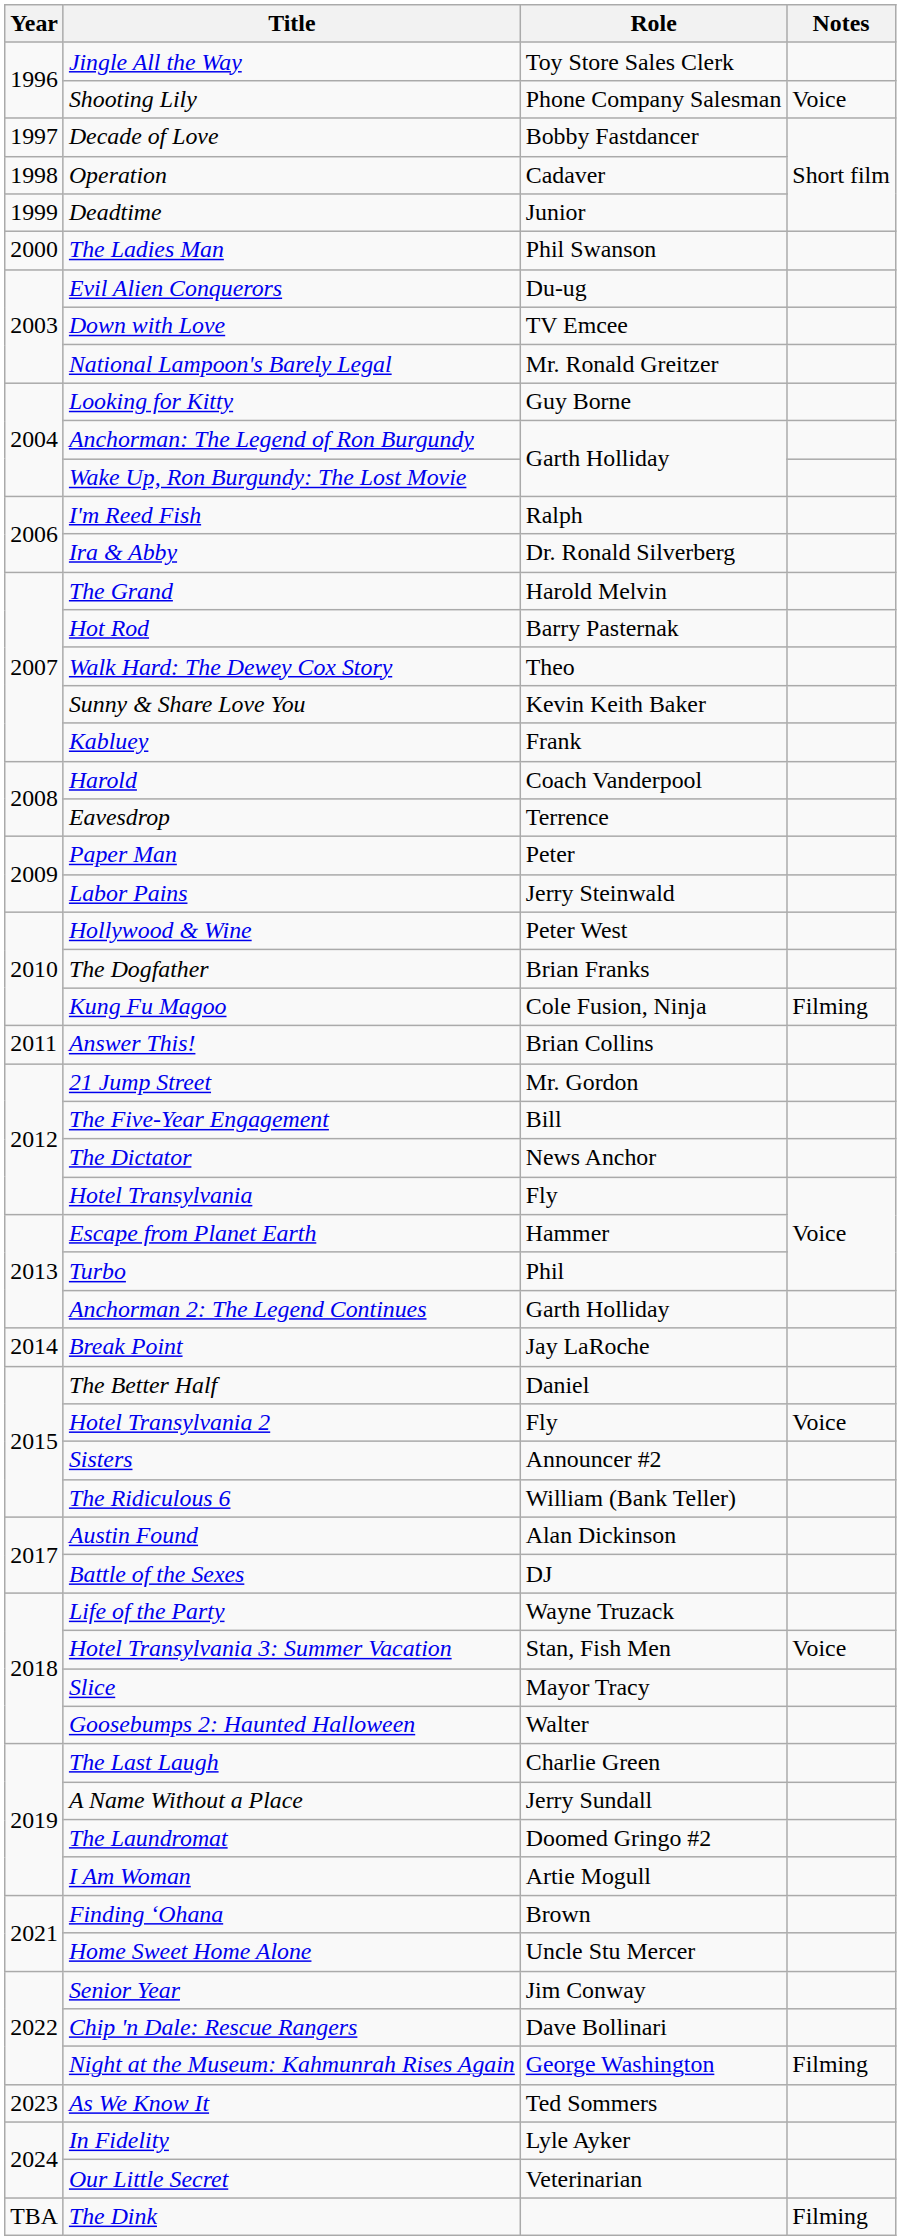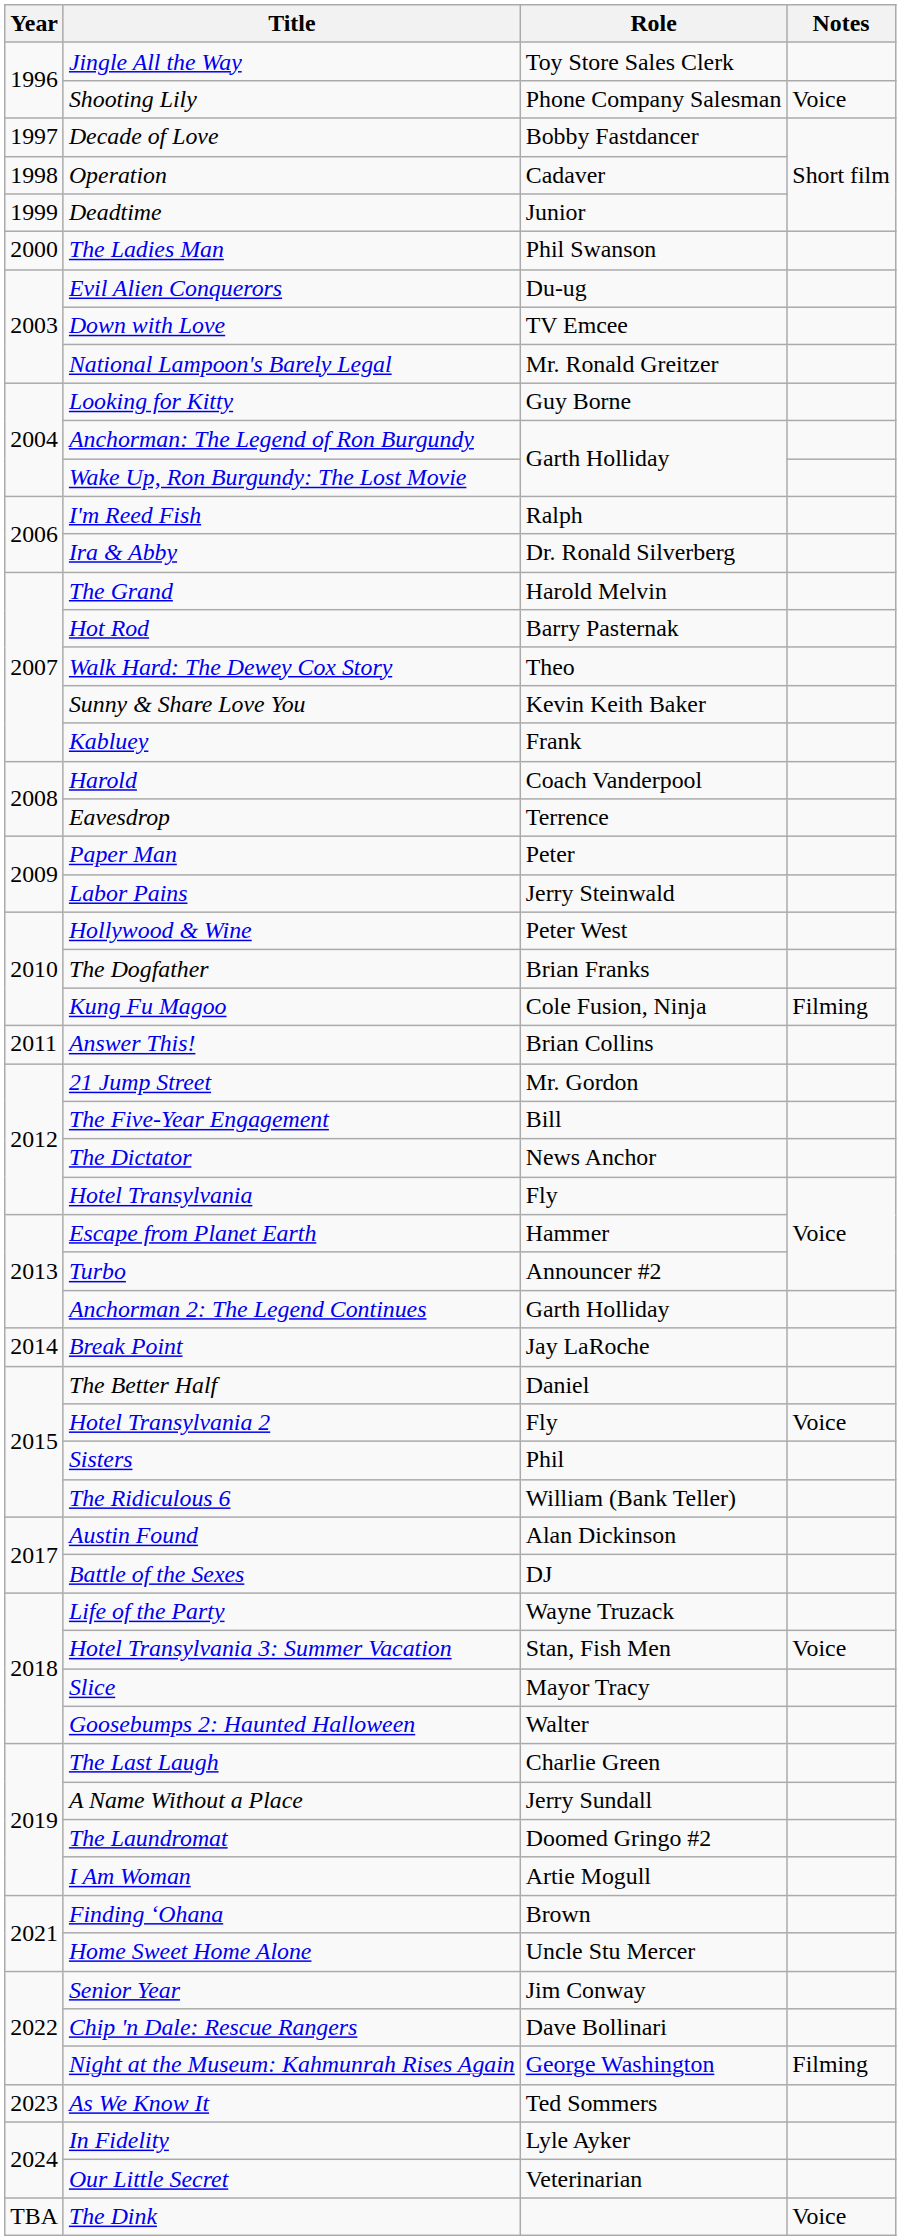(545, 1271) Phil -> (594, 1271) Announcer #2
(594, 1460) Announcer #2 -> (545, 1460) Phil
(830, 2216) Filming -> (819, 2216) Voice
